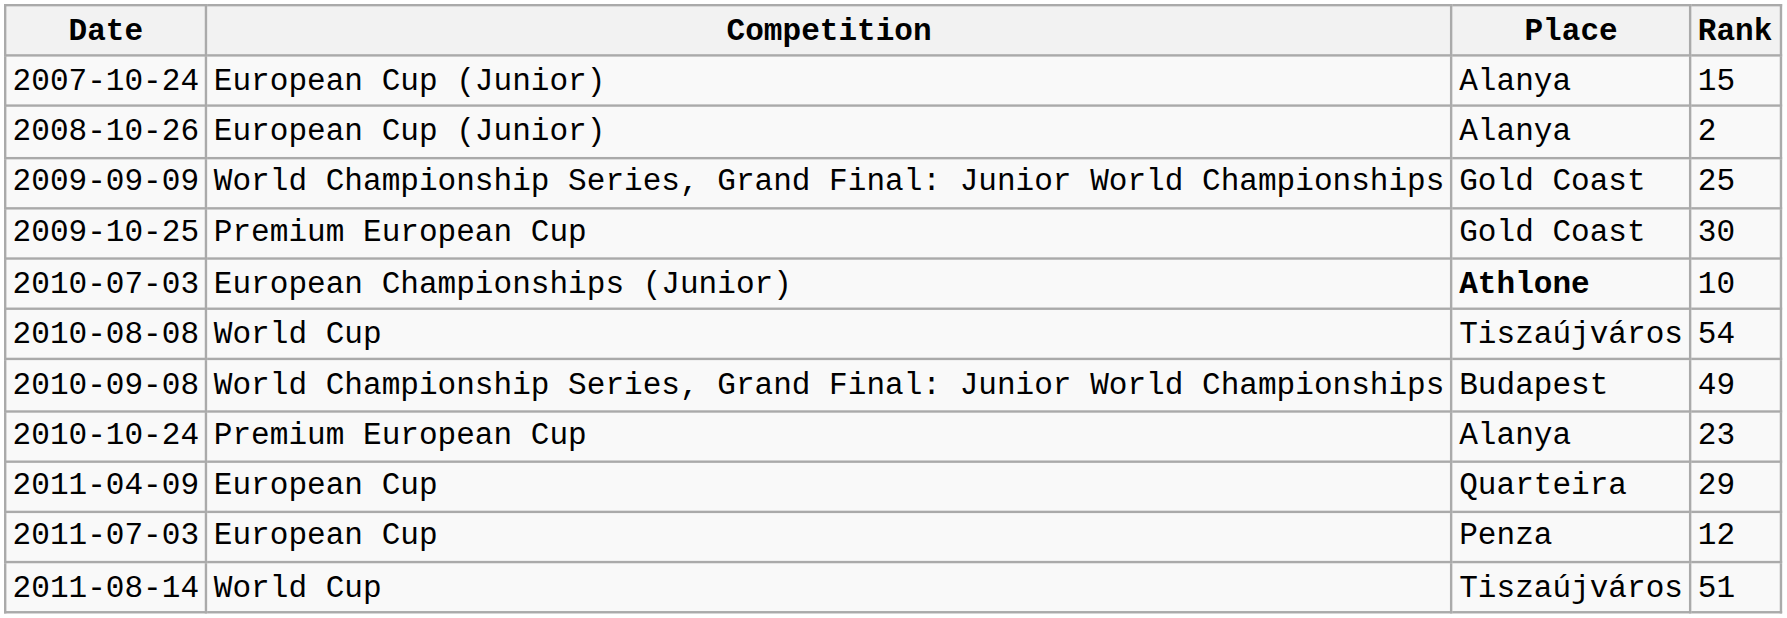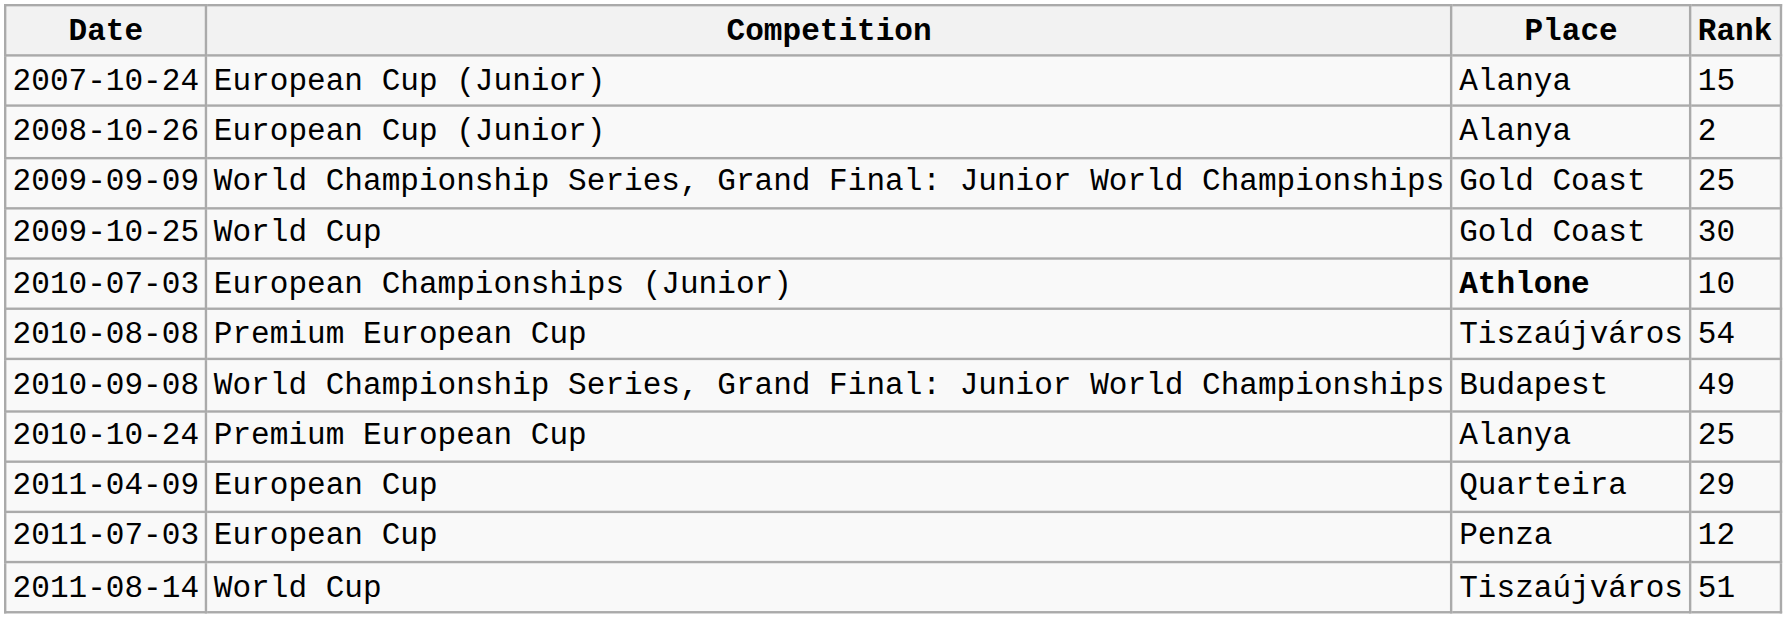(400, 233) Premium European Cup -> (298, 233) World Cup
(298, 334) World Cup -> (400, 334) Premium European Cup
(1716, 436) 23 -> (1716, 436) 25
